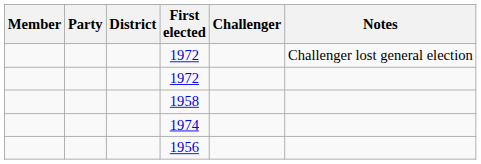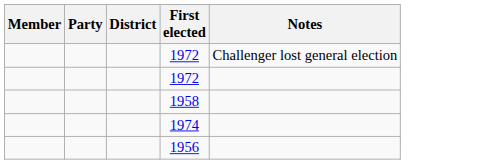- column: (247, 24)
